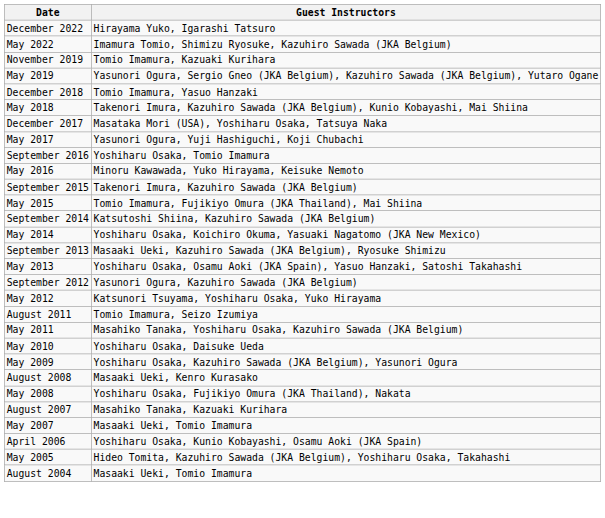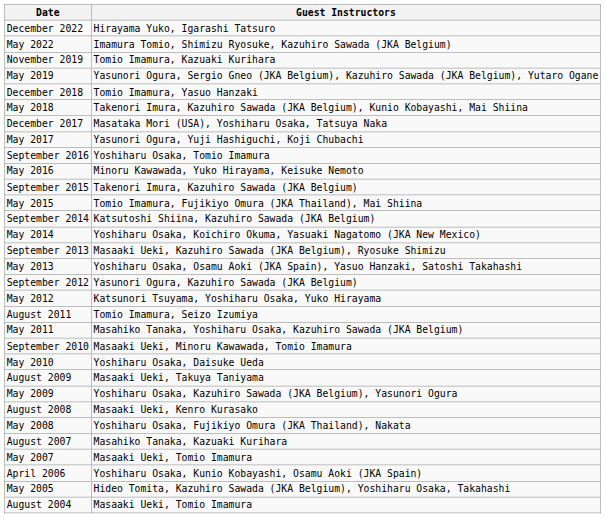+ row: (48, 346)
+ row: (39, 378)
